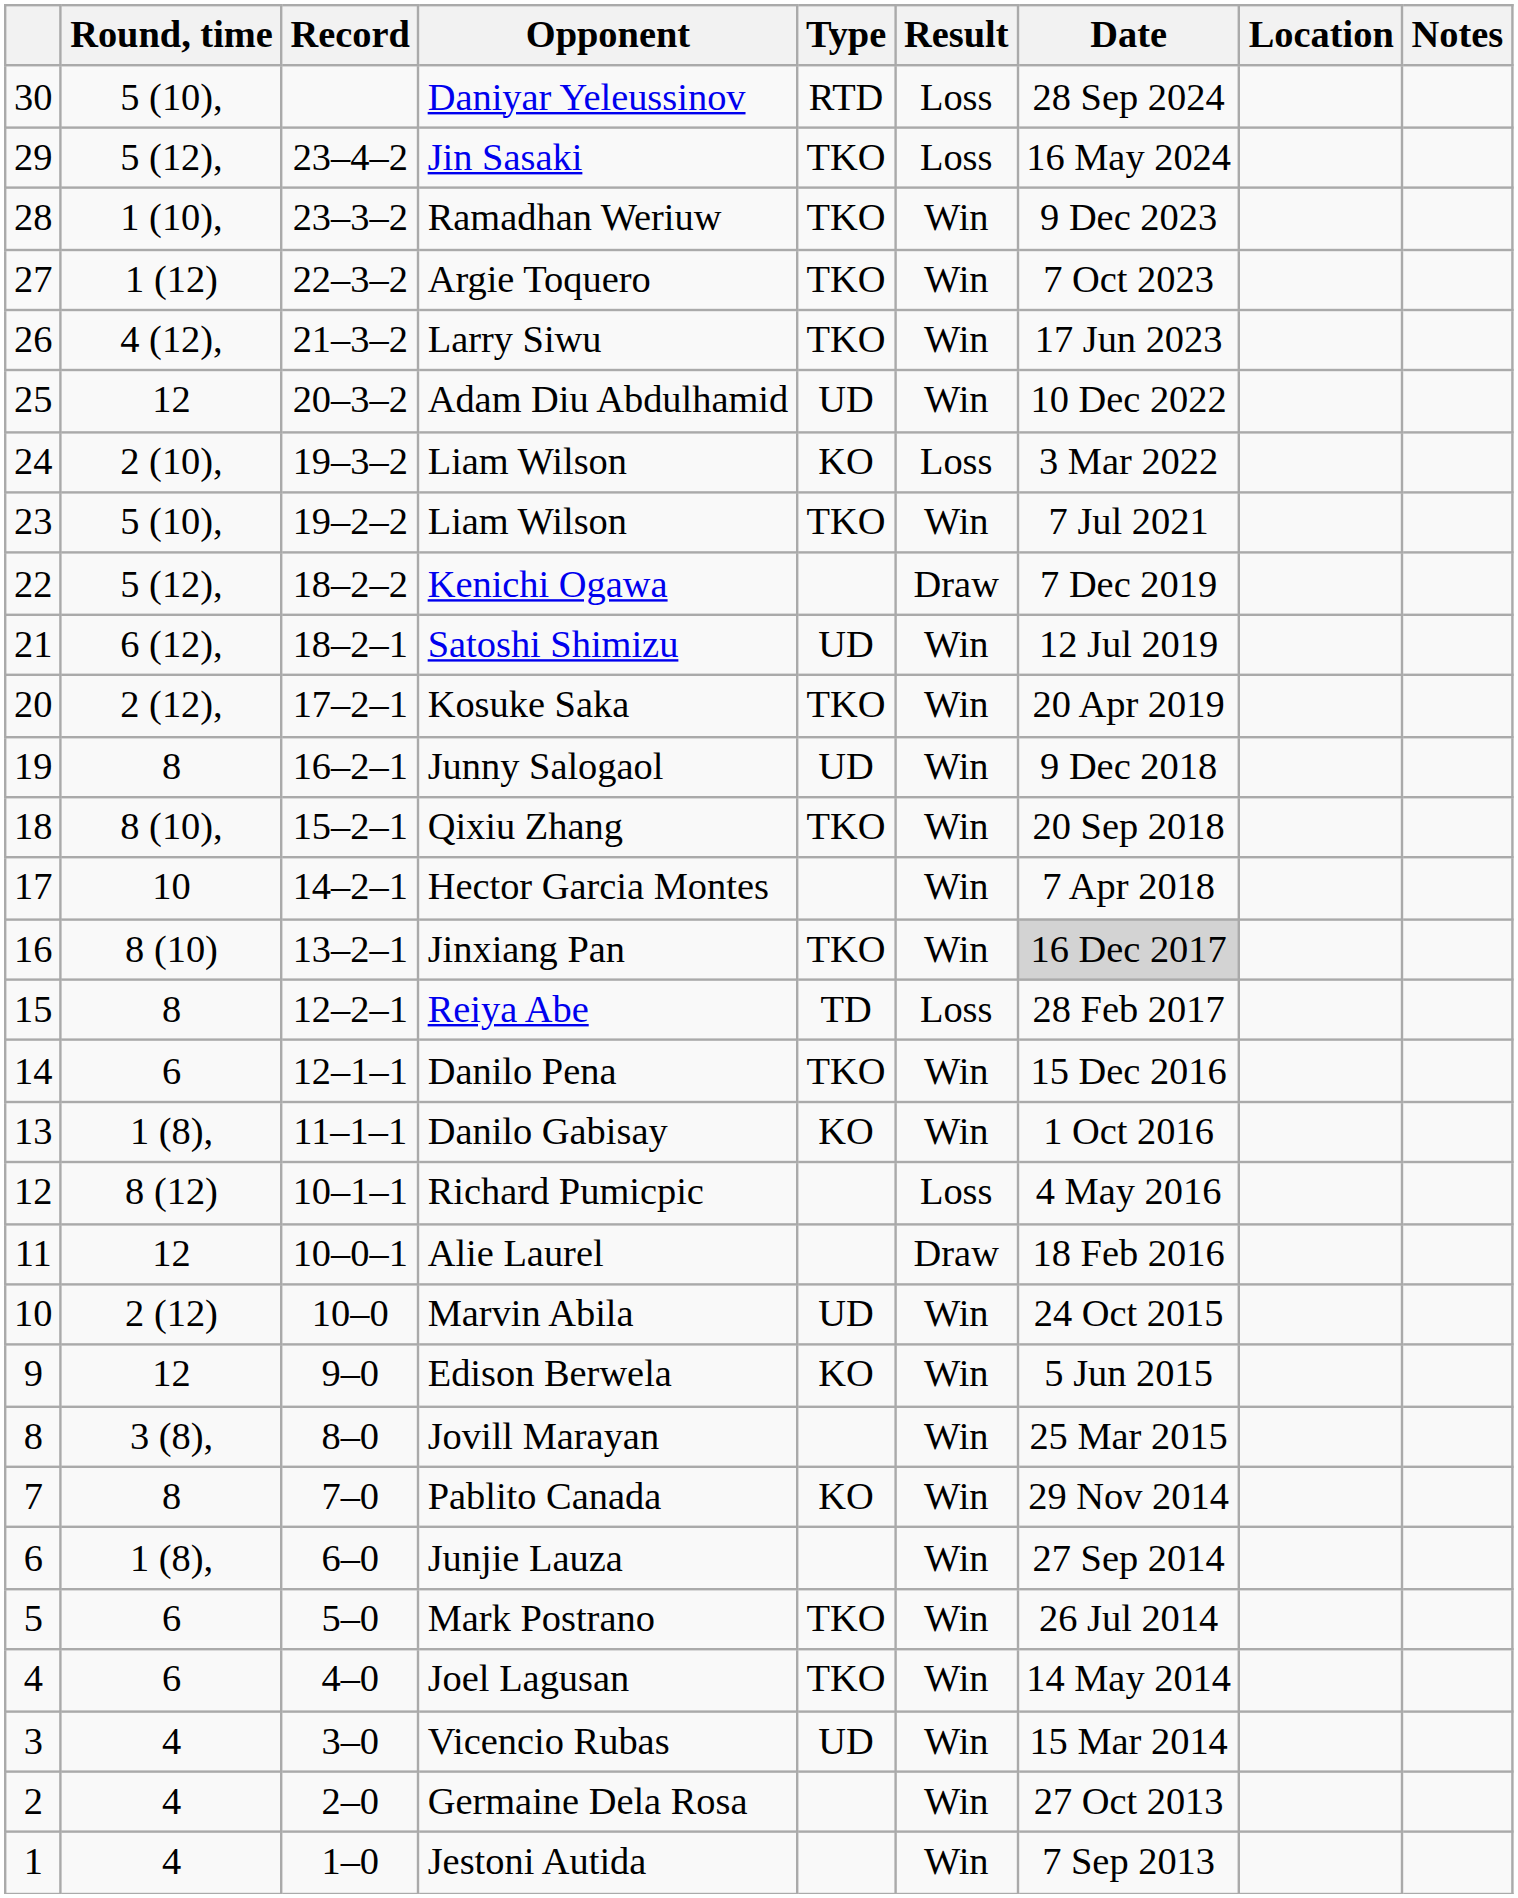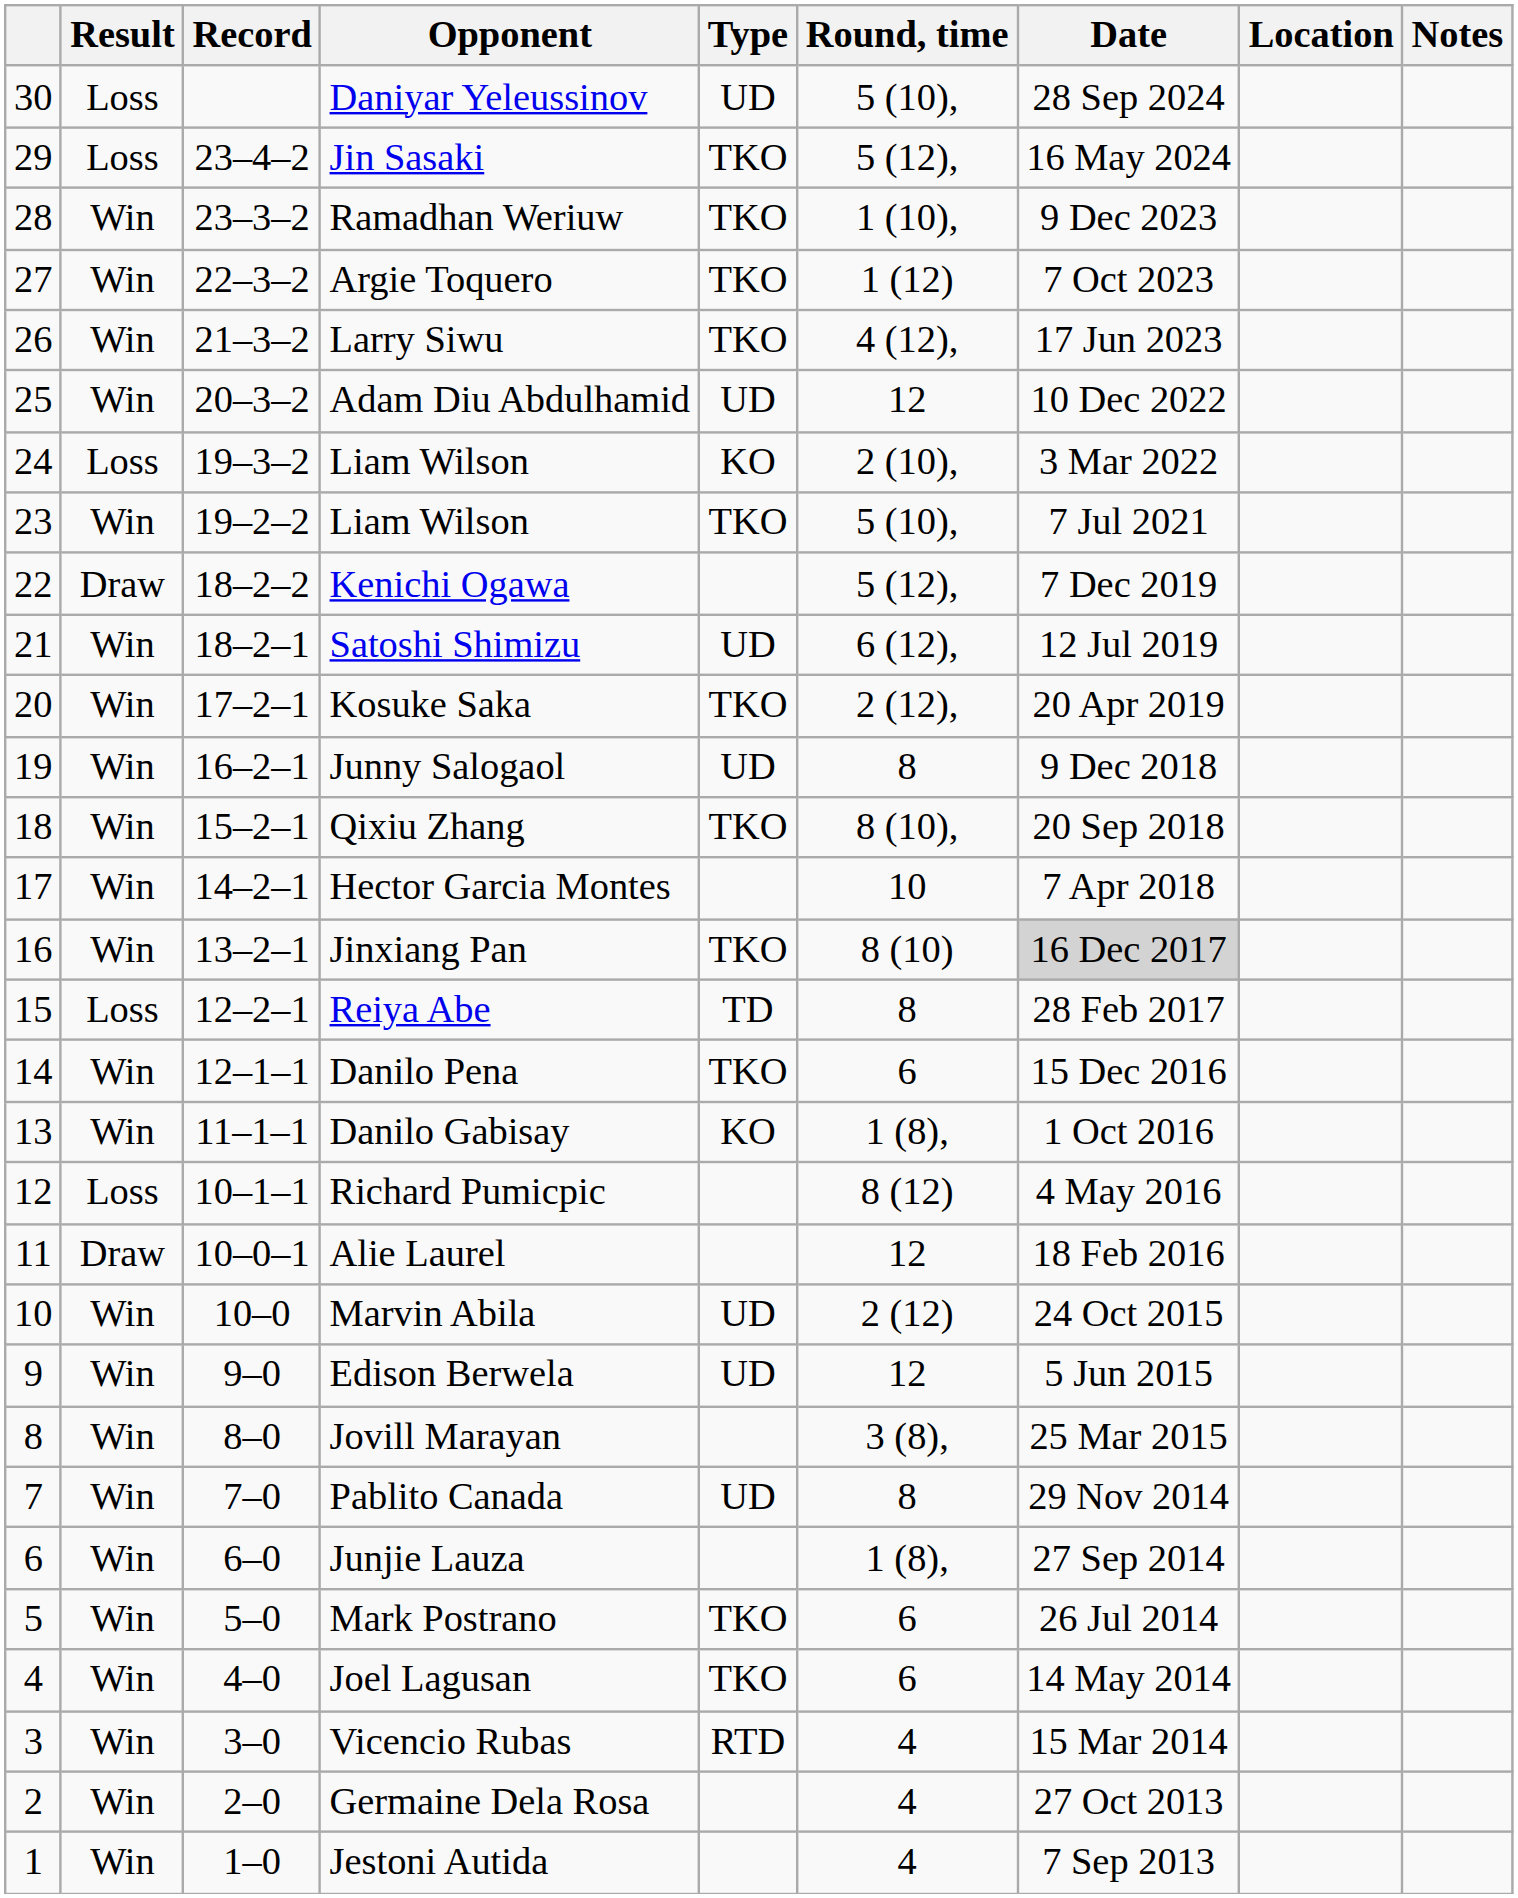columns swapped: (956, 34) <-> (171, 34)
(846, 95) RTD -> (748, 95) UD
(846, 1374) KO -> (748, 1374) UD
(846, 1496) KO -> (748, 1496) UD
(846, 1740) UD -> (748, 1740) RTD
